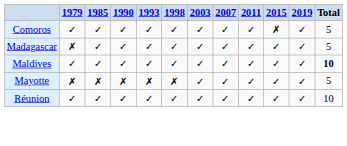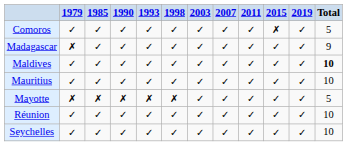(328, 46) 5 -> (328, 46) 9
+ row: (32, 80)
+ row: (32, 132)
